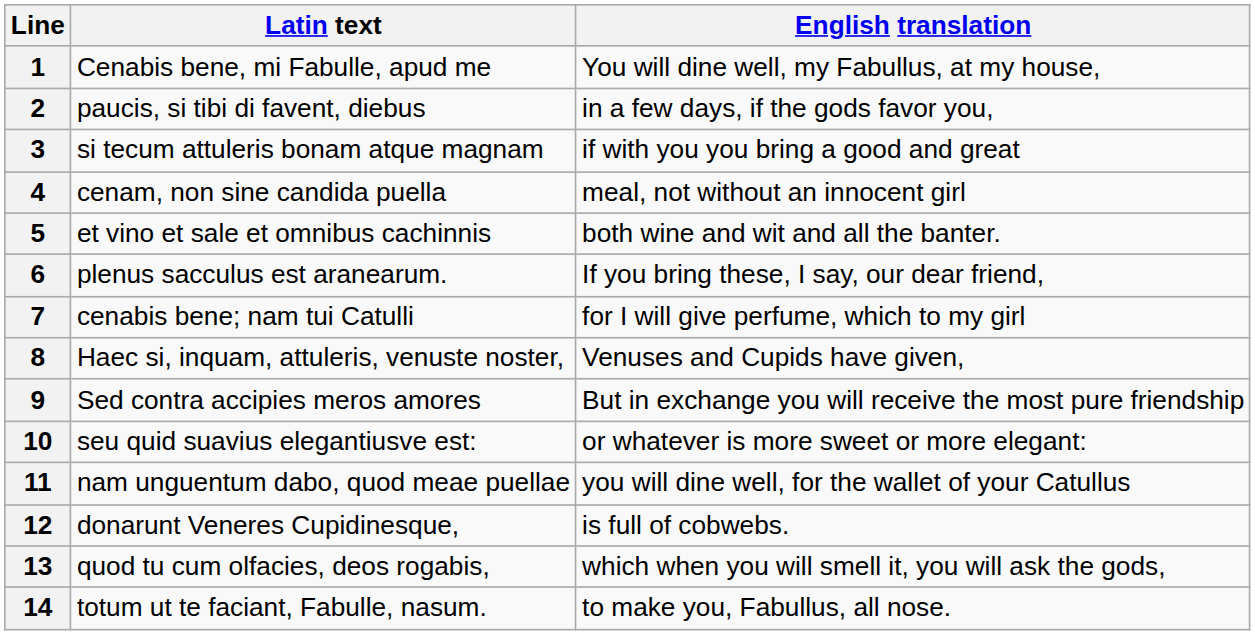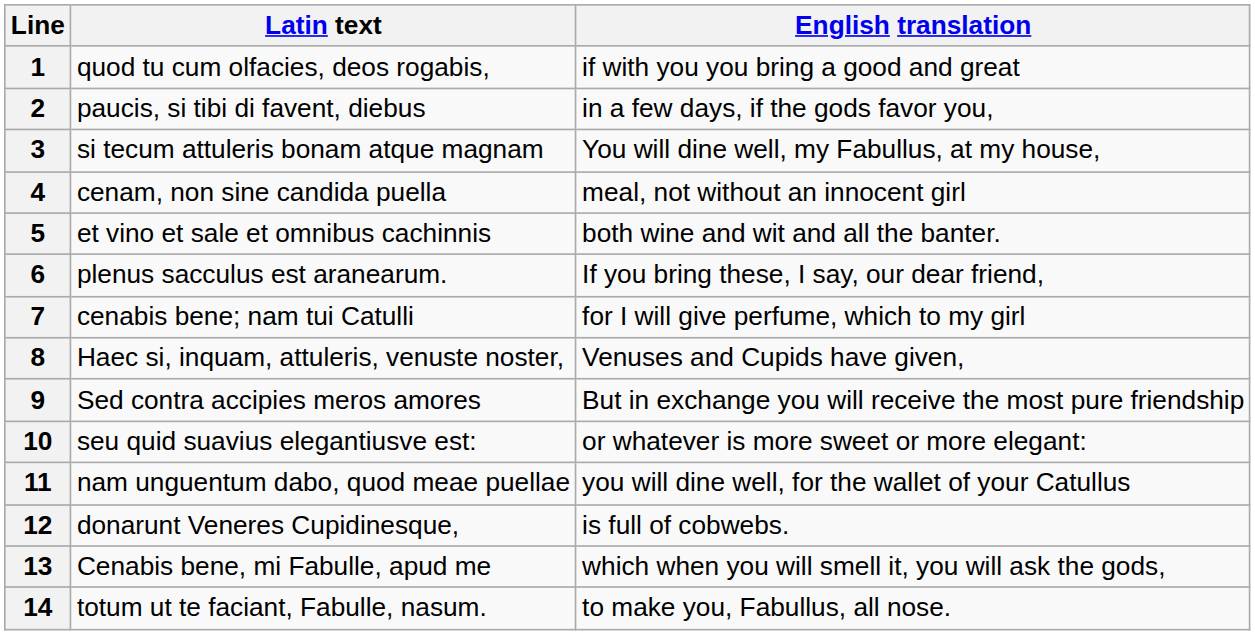(284, 66) Cenabis bene, mi Fabulle, apud me -> (283, 66) quod tu cum olfacies, deos rogabis,
(841, 66) You will dine well, my Fabullus, at my house, -> (801, 66) if with you you bring a good and great
(801, 150) if with you you bring a good and great -> (841, 150) You will dine well, my Fabullus, at my house,
(283, 566) quod tu cum olfacies, deos rogabis, -> (284, 566) Cenabis bene, mi Fabulle, apud me
